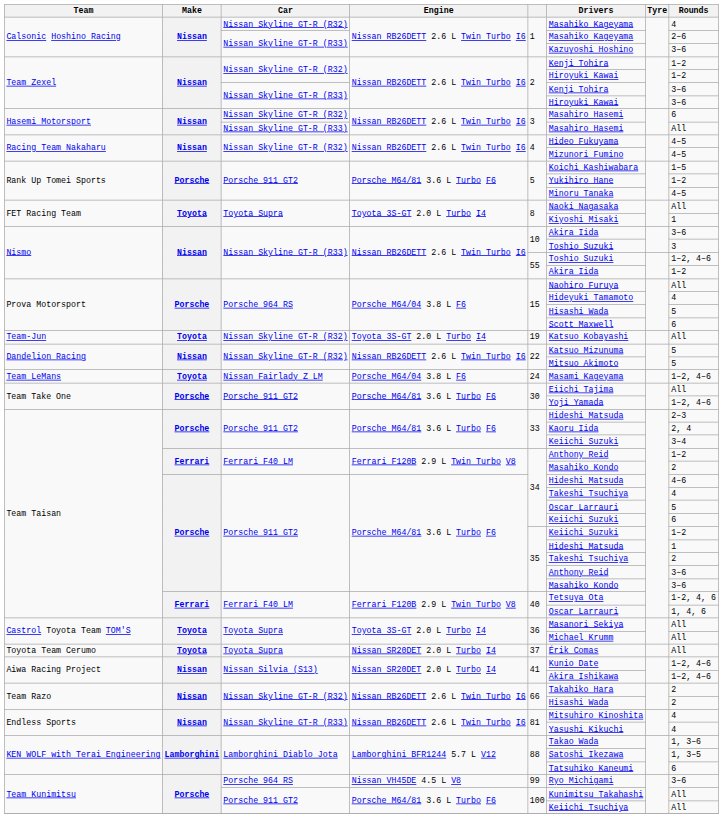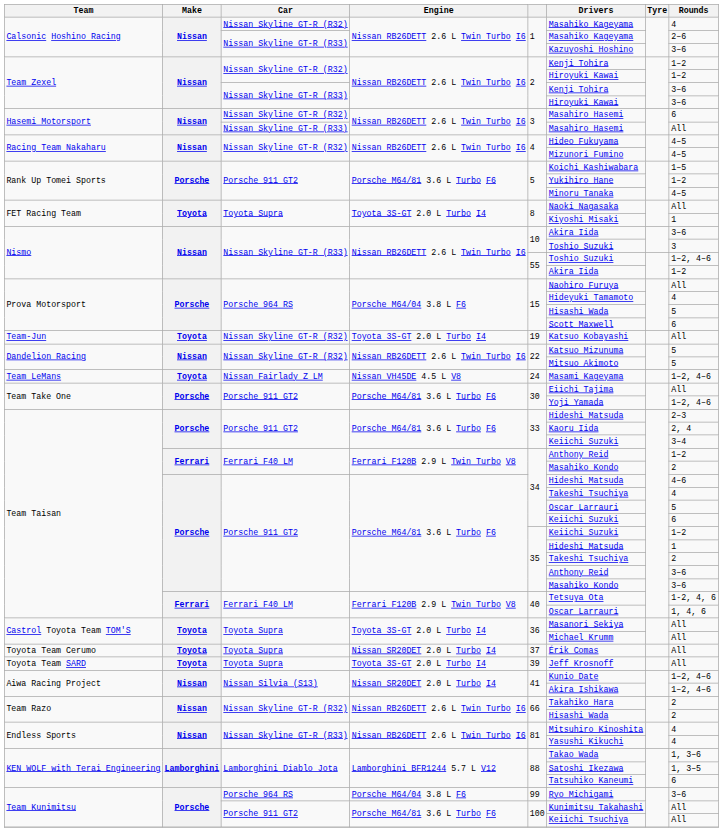(409, 376) Porsche M64/04 3.8 L F6 -> (406, 376) Nissan VH45DE 4.5 L V8
+ row: (46, 664)
(406, 781) Nissan VH45DE 4.5 L V8 -> (409, 794) Porsche M64/04 3.8 L F6
